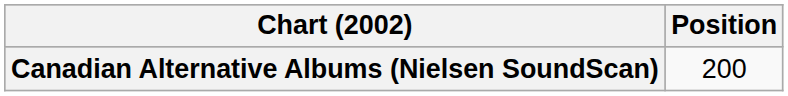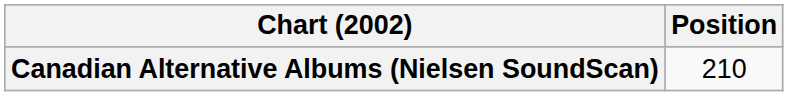(724, 68) 200 -> (724, 68) 210
